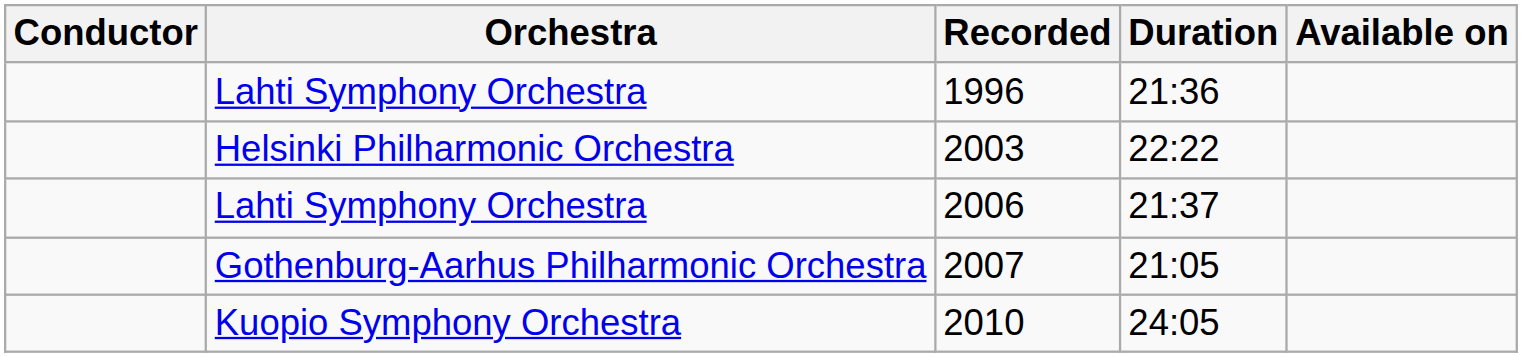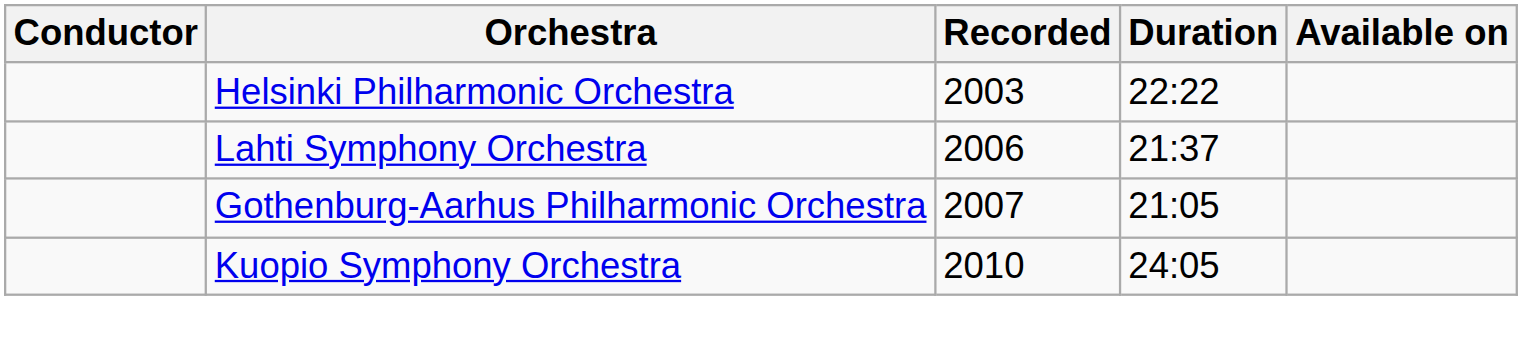- row: (984, 91)
